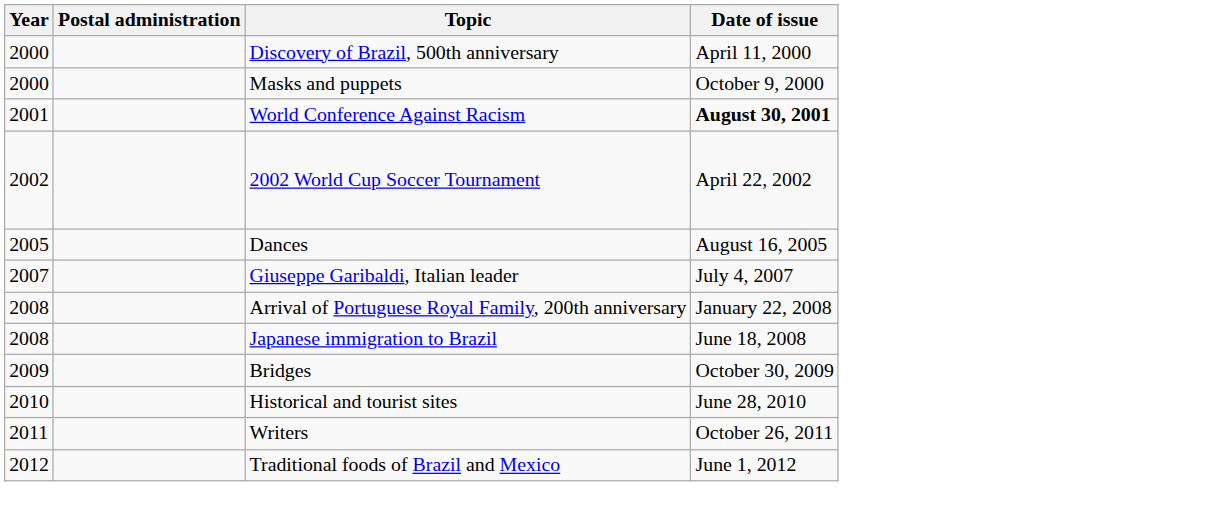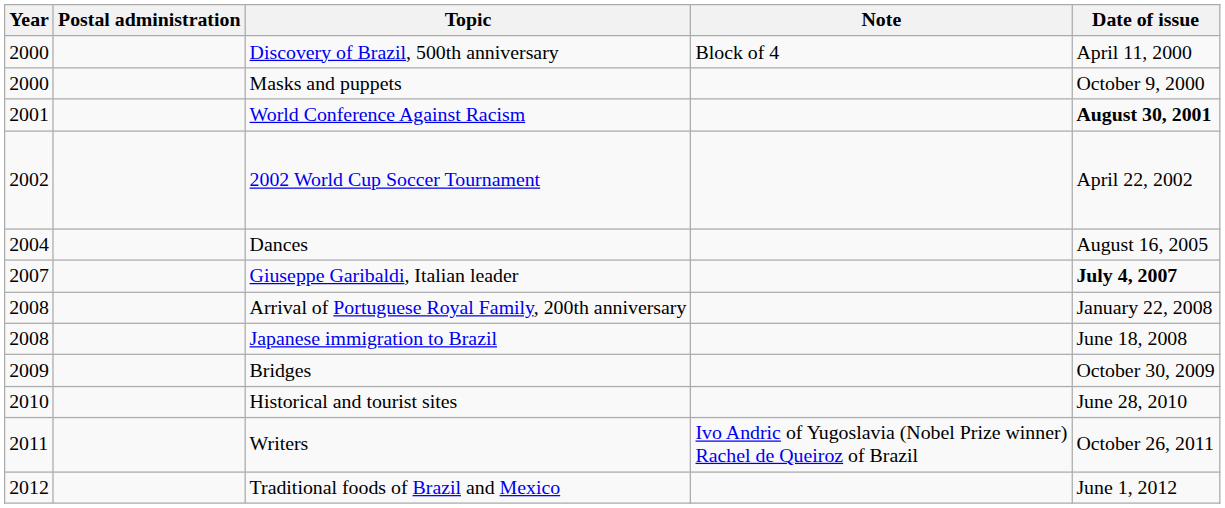+ column: (881, 20)
(29, 244) 2005 -> (29, 244) 2004
(744, 275) normal -> (1127, 275) bold
